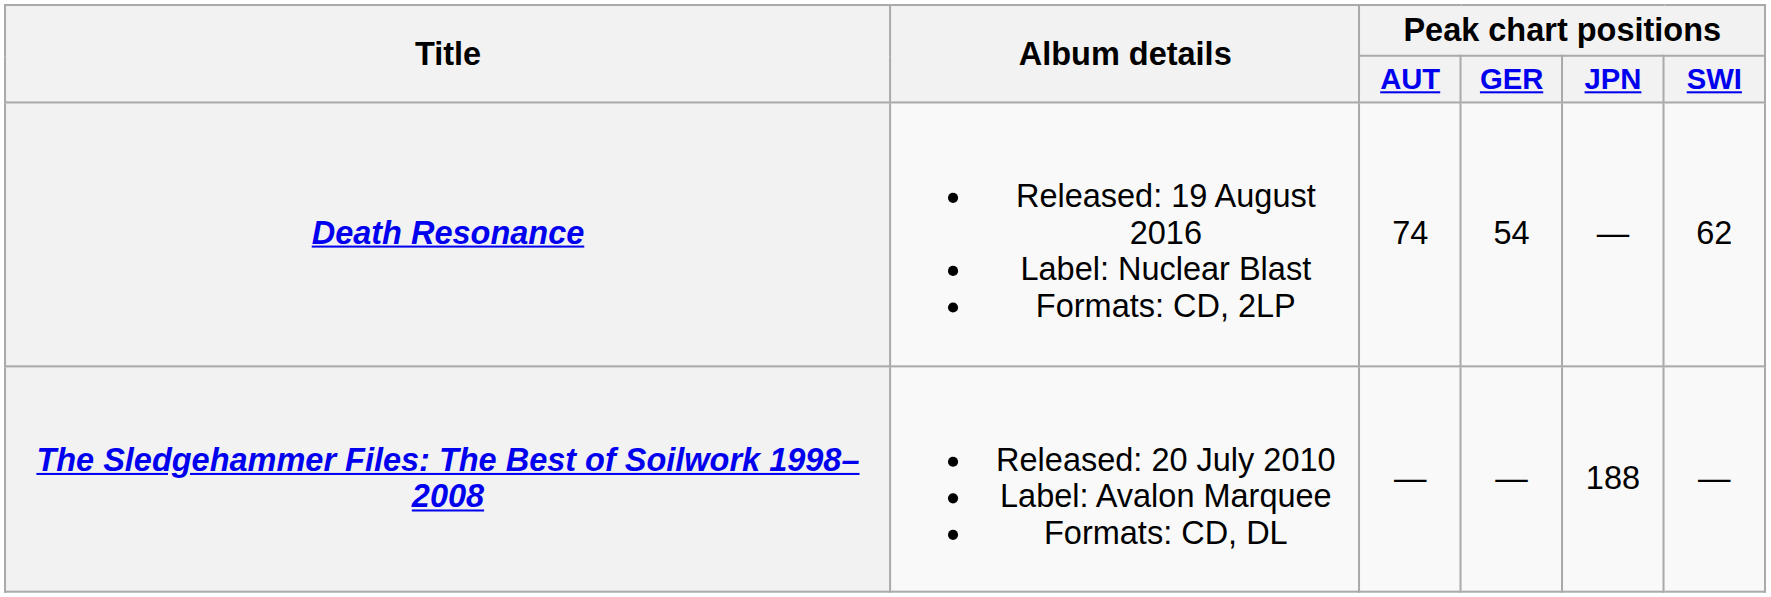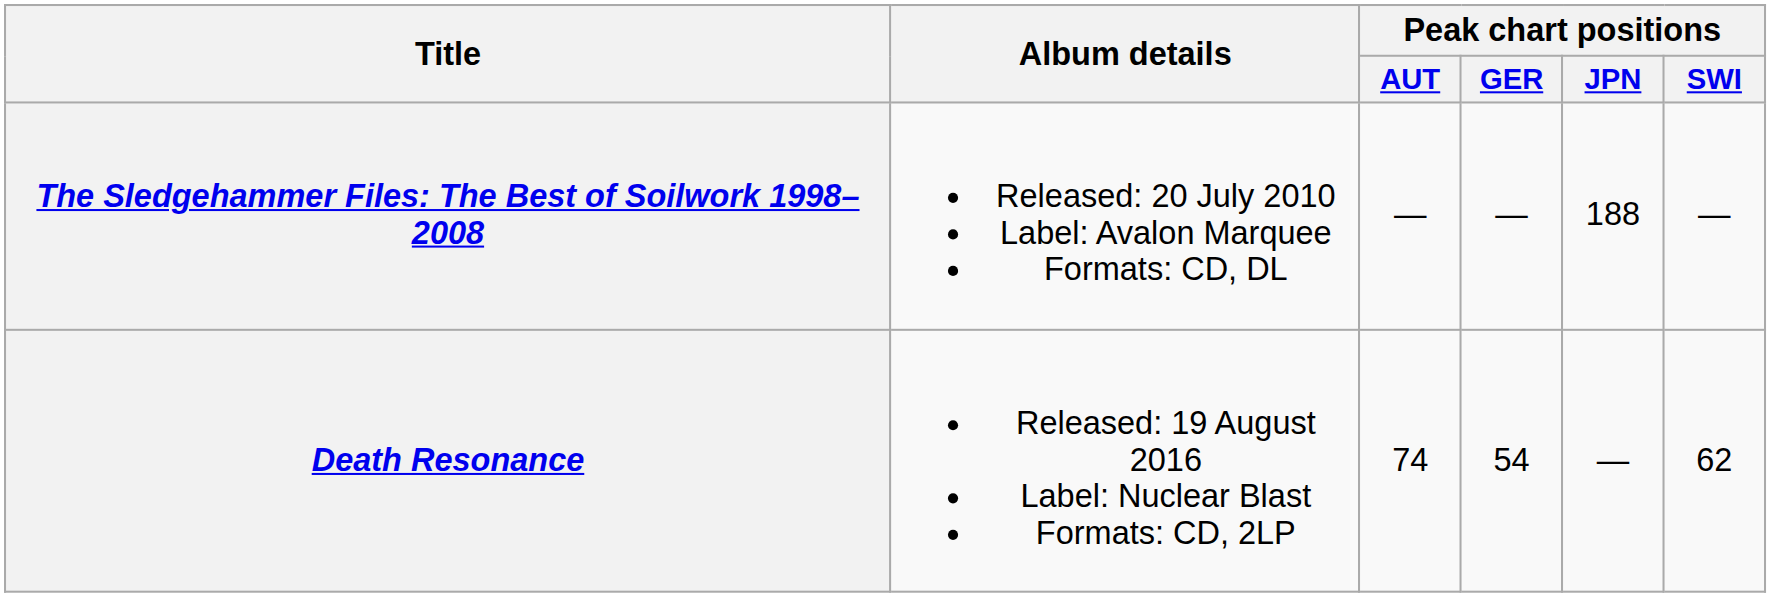rows swapped: (448, 477) <-> (448, 233)
